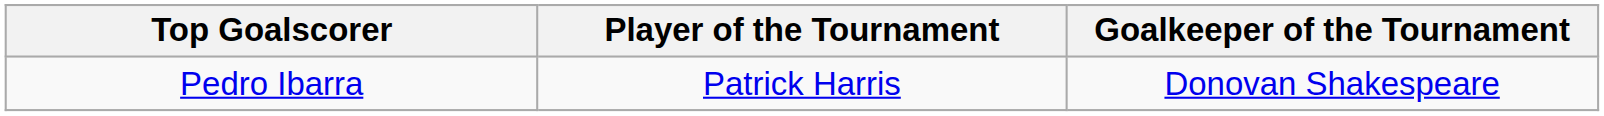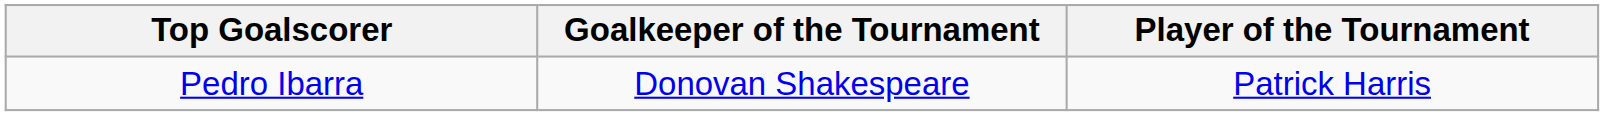columns swapped: (802, 30) <-> (1332, 30)
